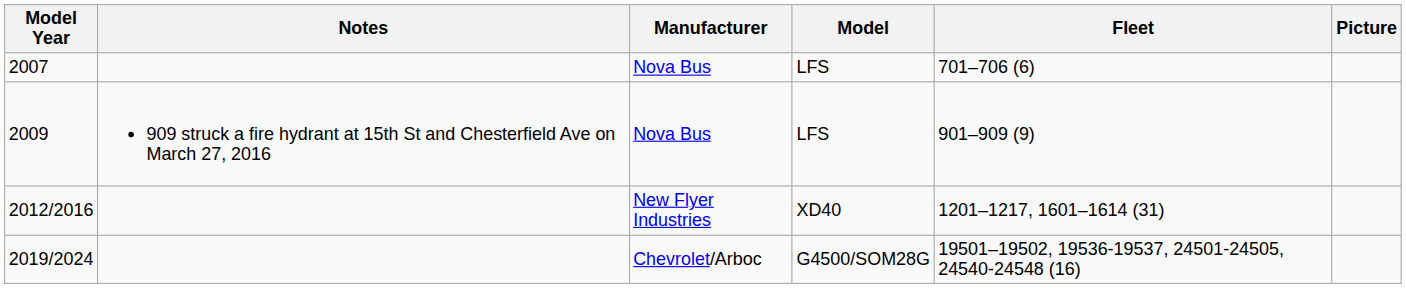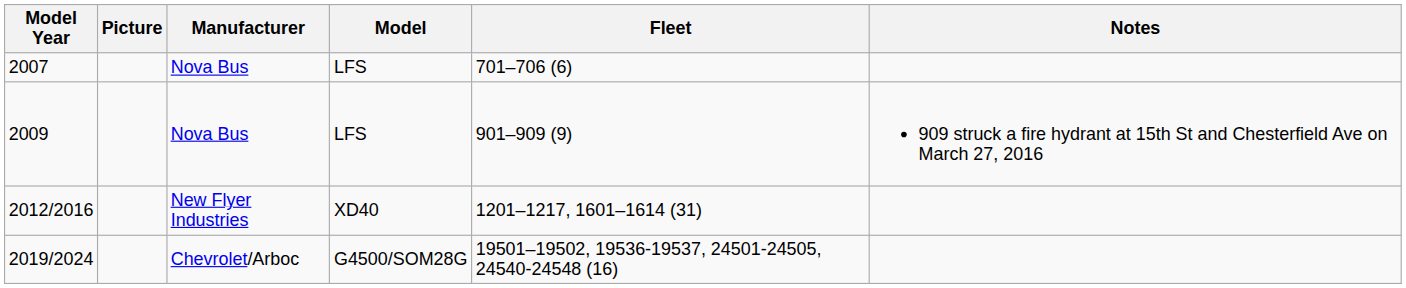columns swapped: (1367, 28) <-> (363, 28)
